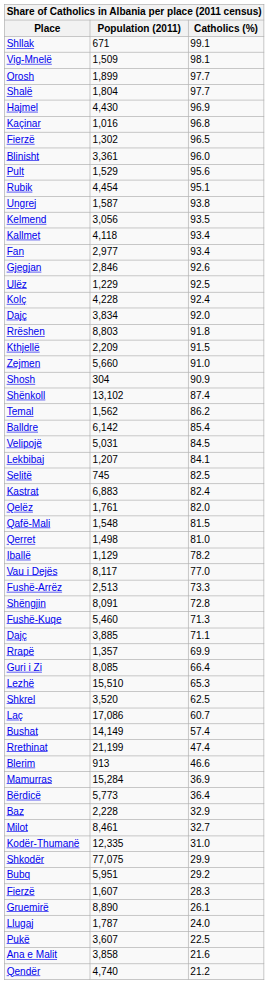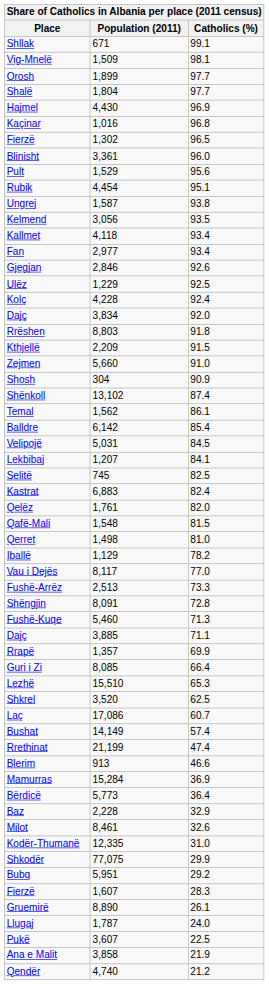(200, 412) 86.2 -> (200, 412) 86.1
(200, 827) 32.7 -> (200, 827) 32.6
(200, 955) 21.6 -> (200, 955) 21.9
